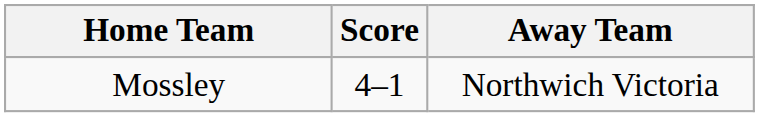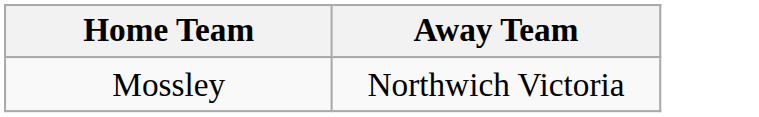- column: (379, 30)
